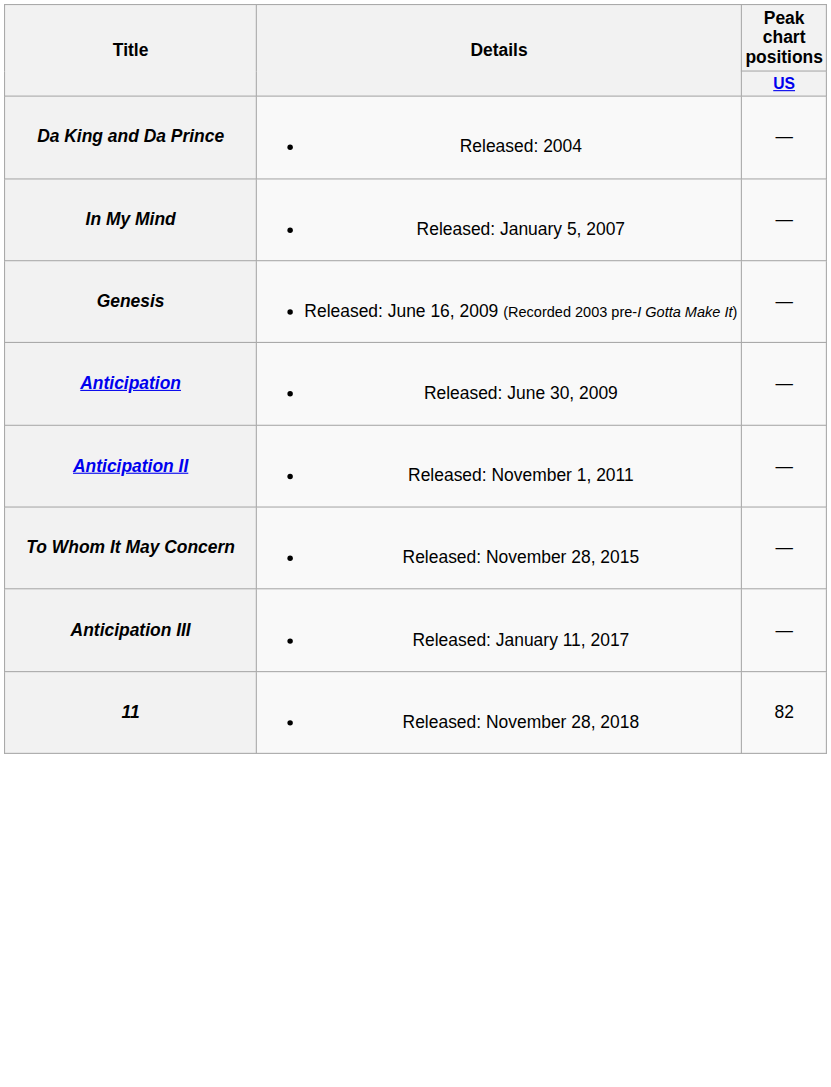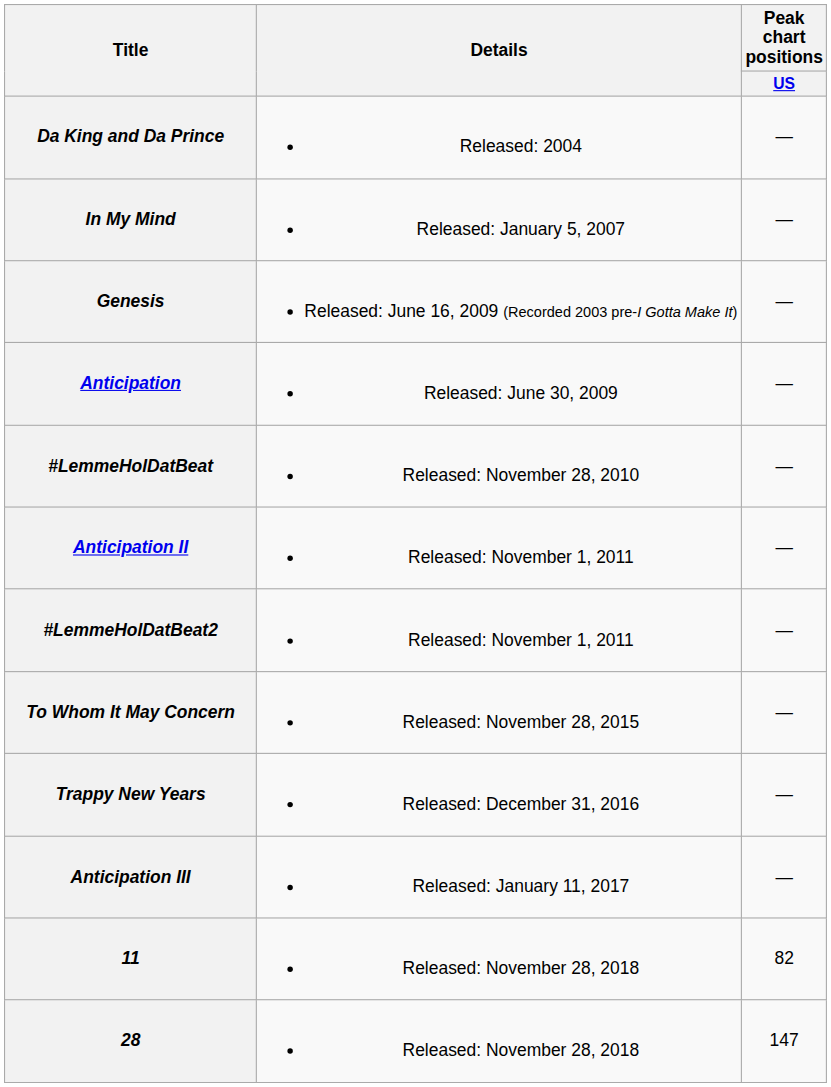+ row: (131, 465)
+ row: (131, 630)
+ row: (131, 794)
+ row: (131, 1041)
